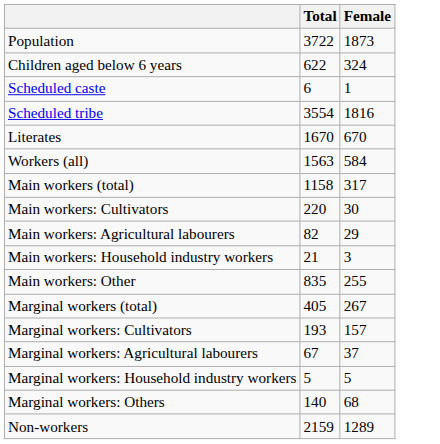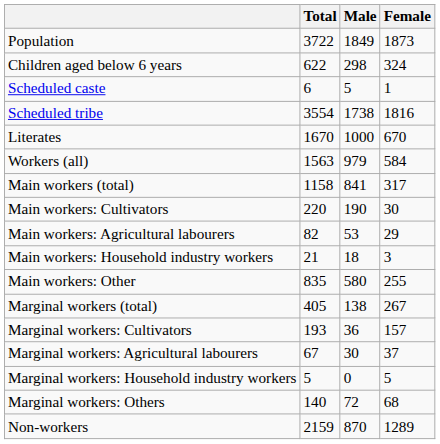+ column: (360, 16)
